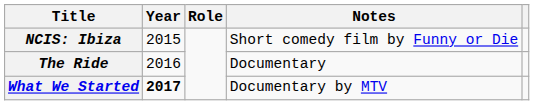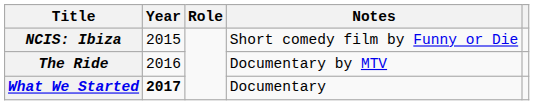(278, 64) Documentary -> (308, 64) Documentary by MTV
(308, 88) Documentary by MTV -> (278, 88) Documentary
